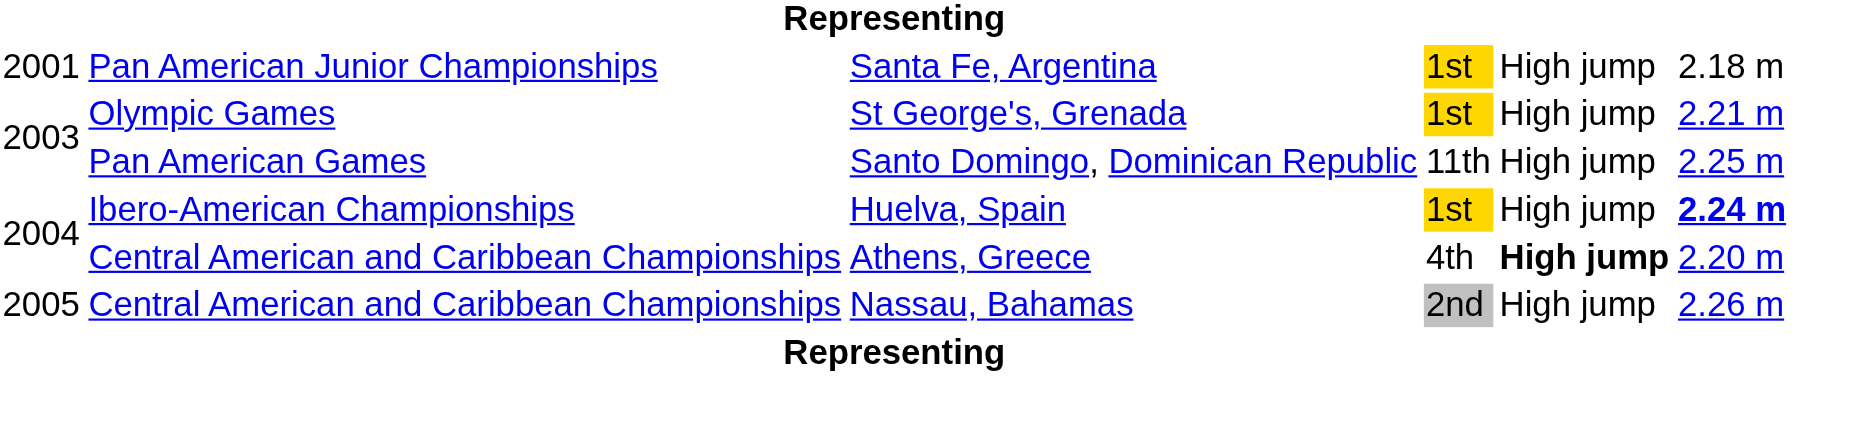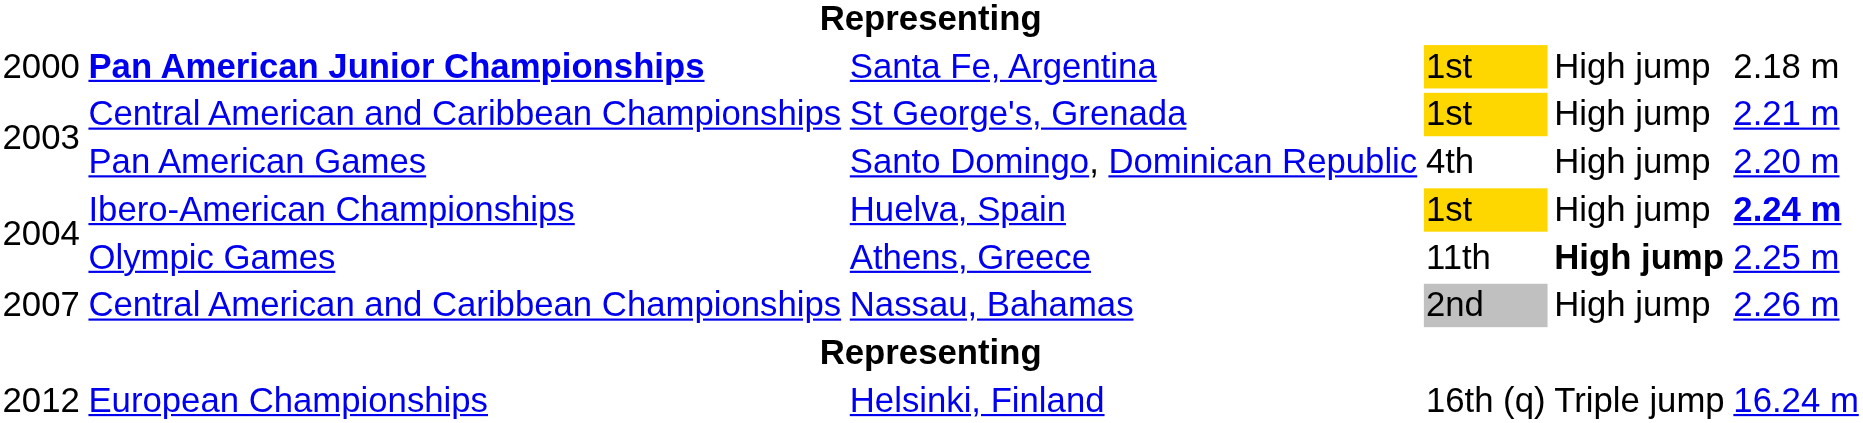(41, 66) 2001 -> (41, 66) 2000
(373, 66) normal -> (396, 66) bold
(212, 113) Olympic Games -> (465, 113) Central American and Caribbean Championships
(1458, 161) 11th -> (1450, 161) 4th
(1731, 161) 2.25 m -> (1786, 161) 2.20 m
(465, 257) Central American and Caribbean Championships -> (212, 257) Olympic Games
(1450, 257) 4th -> (1458, 257) 11th
(1731, 257) 2.20 m -> (1786, 257) 2.25 m
(41, 304) 2005 -> (41, 304) 2007
+ row: (977, 400)
